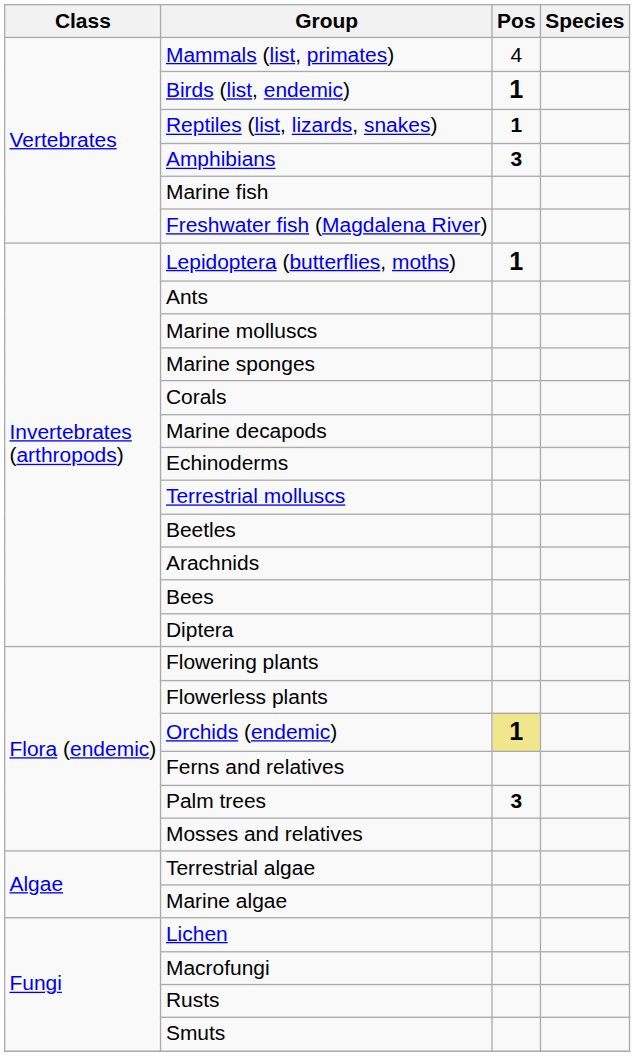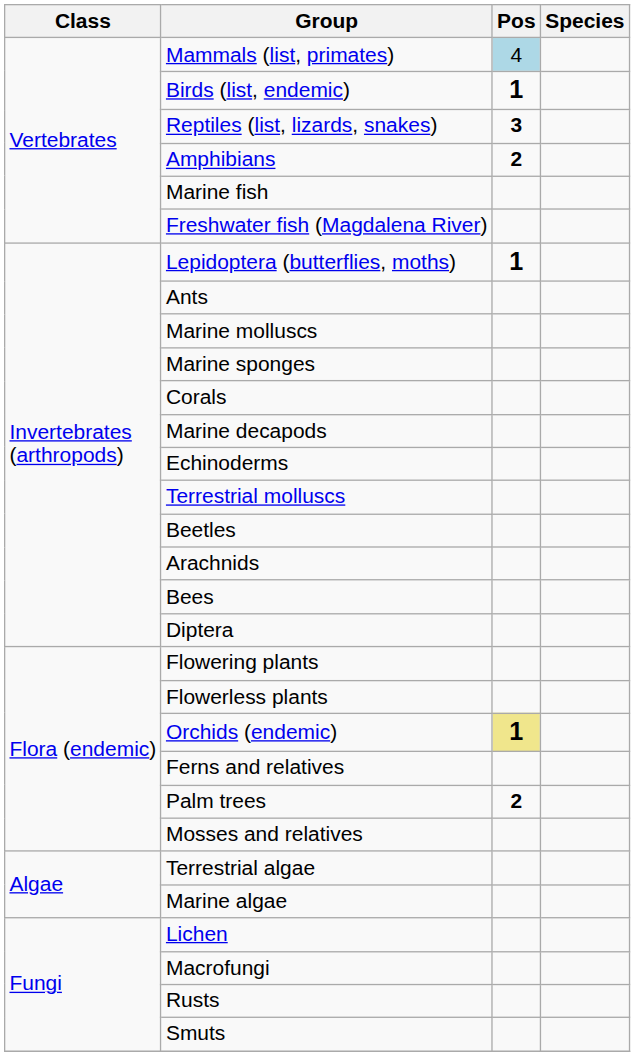(516, 54) no background -> (516, 54) lightblue background
(516, 126) 1 -> (516, 126) 3
(516, 159) 3 -> (516, 159) 2
(516, 801) 3 -> (516, 801) 2
